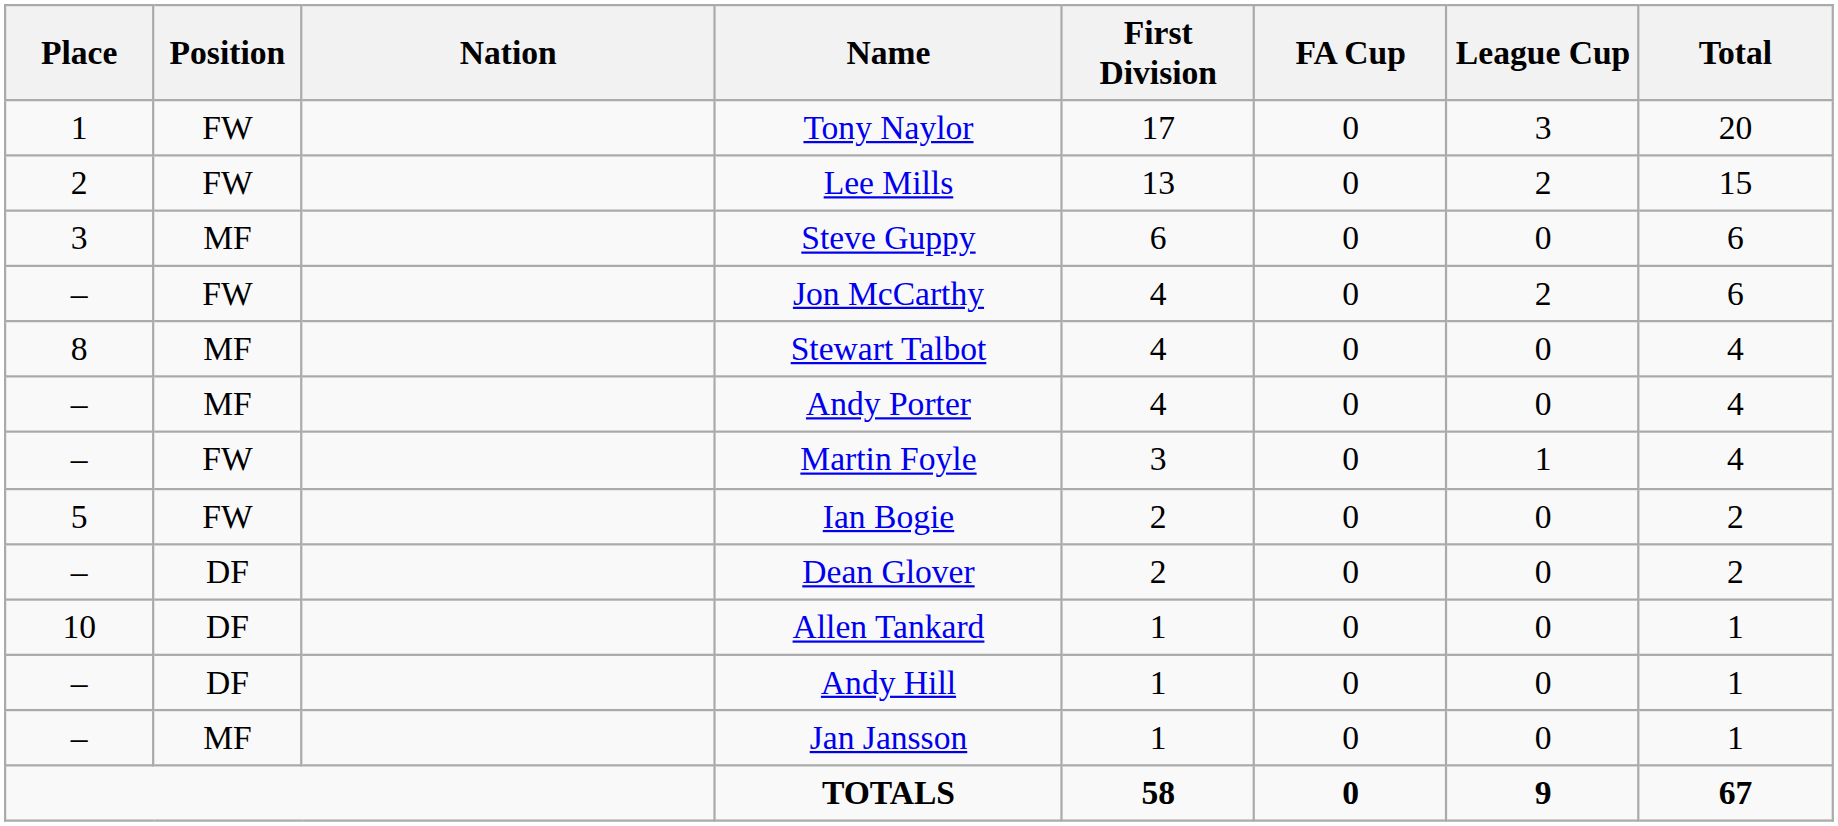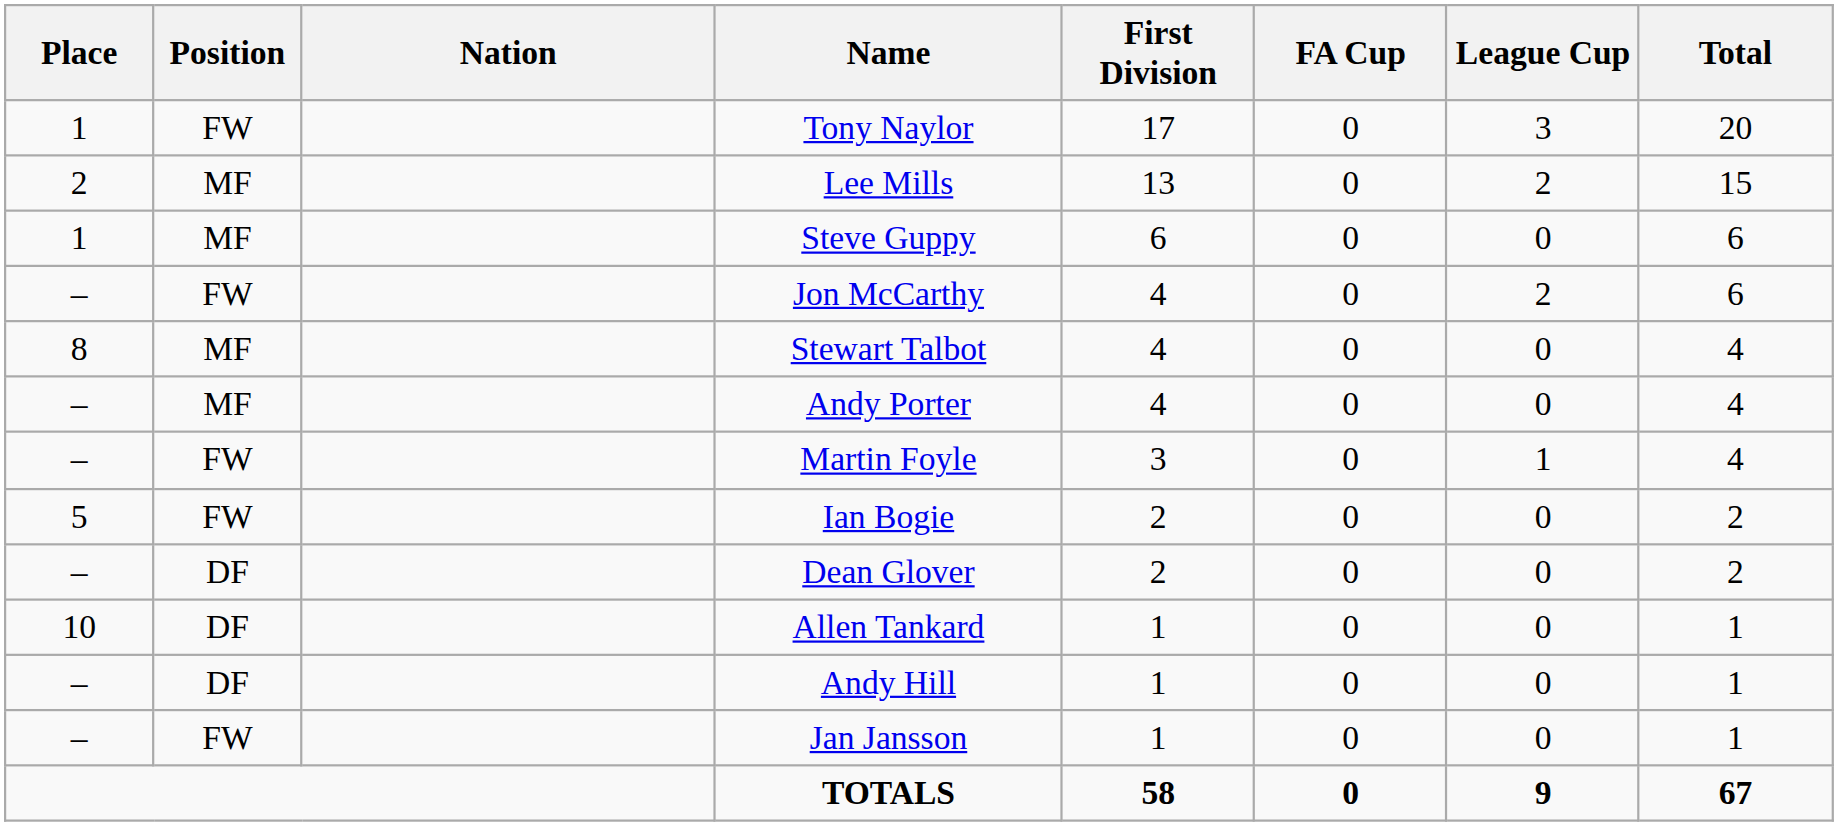(227, 182) FW -> (227, 182) MF
(79, 238) 3 -> (79, 238) 1
(227, 736) MF -> (227, 736) FW
